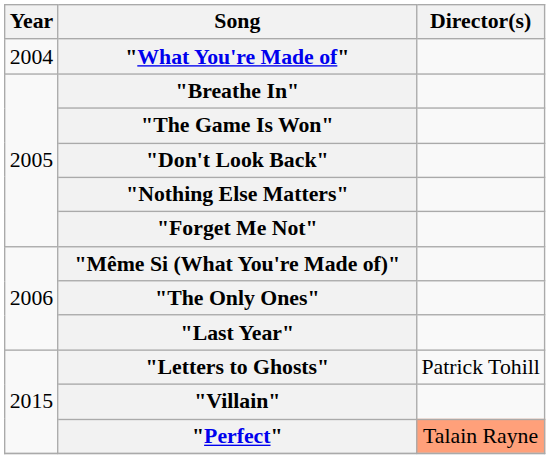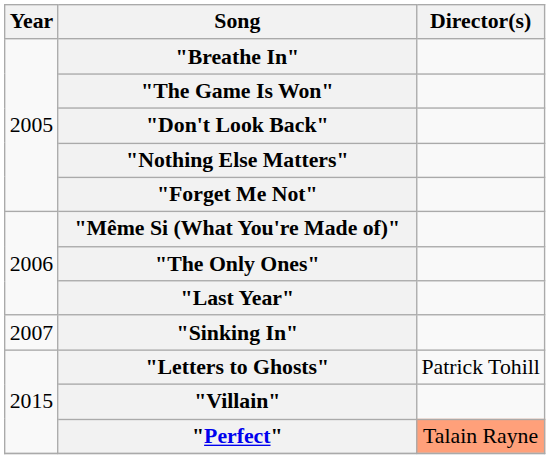- row: (237, 56)
+ row: (237, 332)
